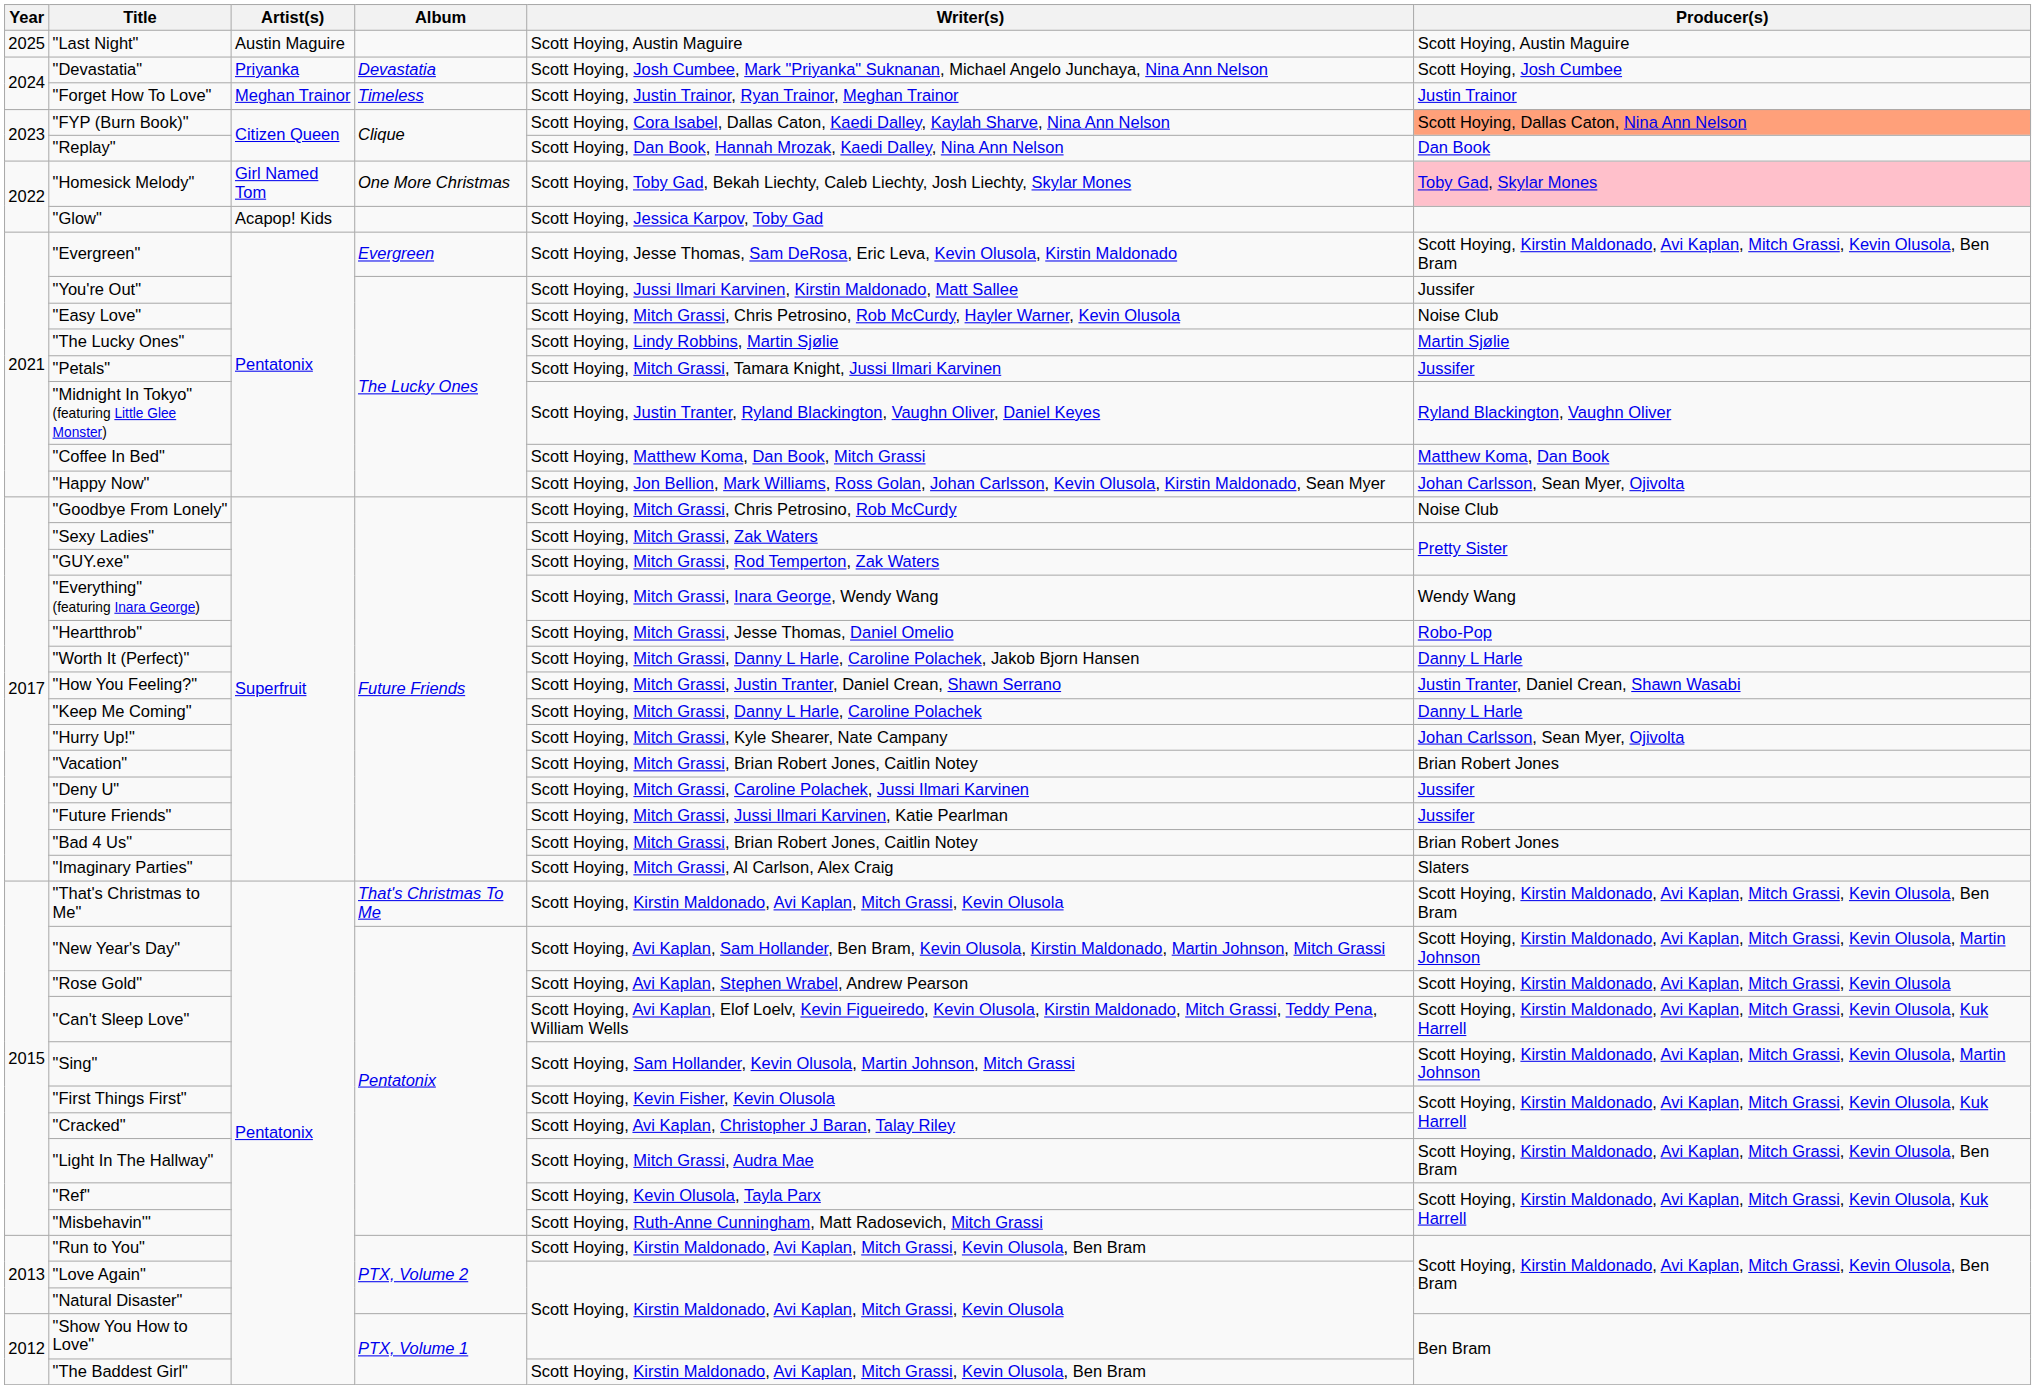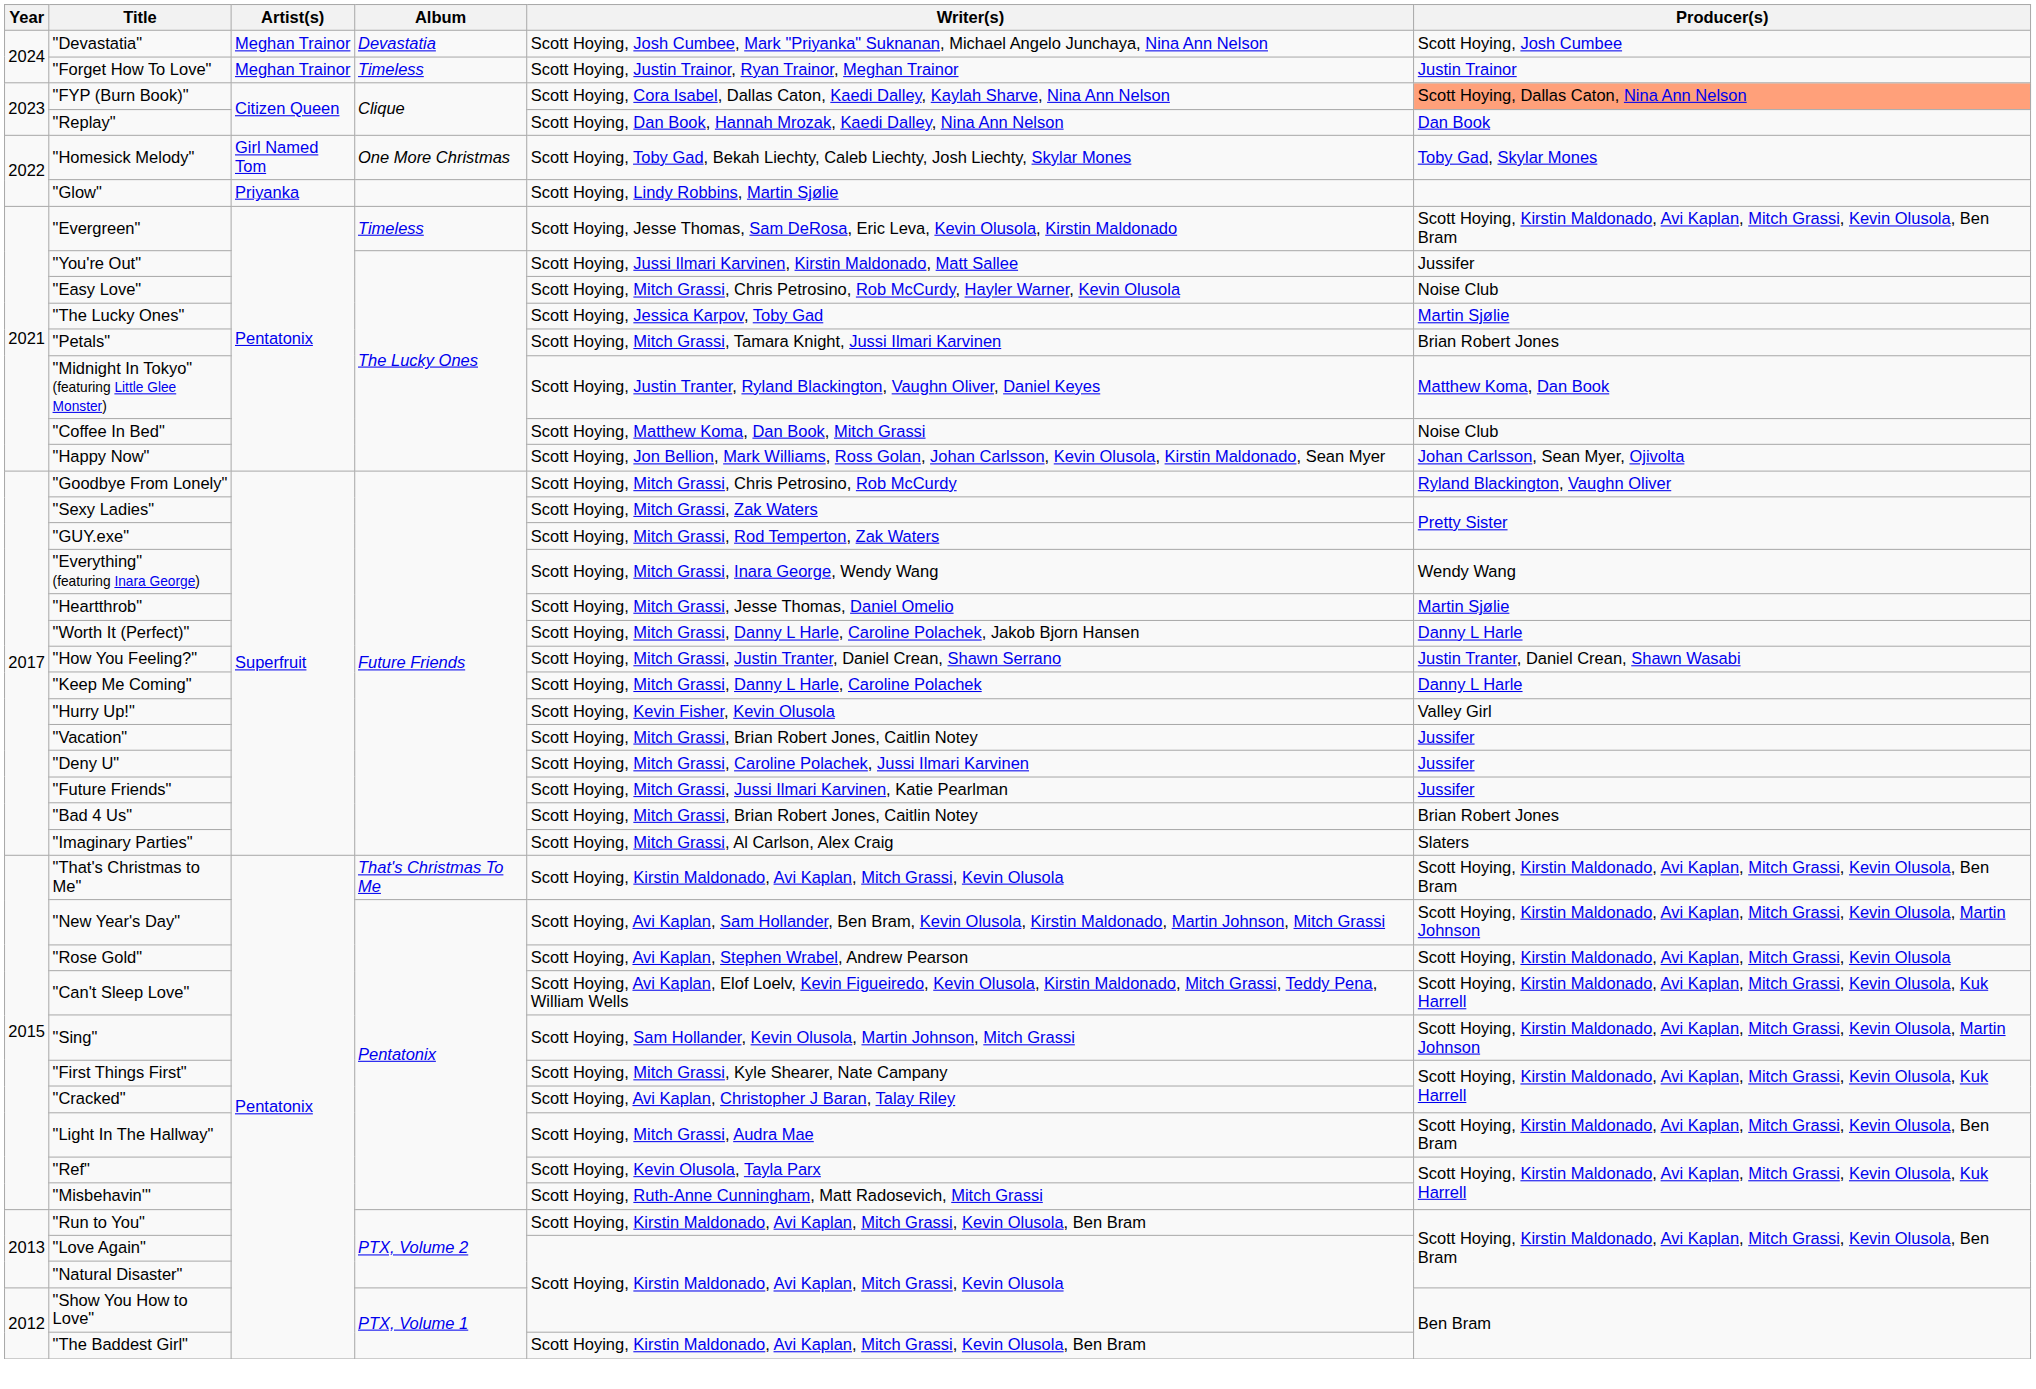- row: (96, 43)
(267, 69) Priyanka -> (293, 43) Meghan Trainor
(1508, 183) pink background -> (1508, 157) no background
(284, 219) Acapop! Kids -> (267, 192) Priyanka
(677, 219) Scott Hoying, Jessica Karpov, Toby Gad -> (685, 192) Scott Hoying, Lindy Robbins, Martin Sjølie
(396, 254) Evergreen -> (391, 228) Timeless
(685, 342) Scott Hoying, Lindy Robbins, Martin Sjølie -> (677, 316) Scott Hoying, Jessica Karpov, Toby Gad
(1446, 368) Jussifer -> (1488, 342) Brian Robert Jones
(1545, 412) Ryland Blackington, Vaughn Oliver -> (1514, 386) Matthew Koma, Dan Book
(1514, 457) Matthew Koma, Dan Book -> (1458, 431) Noise Club
(1458, 509) Noise Club -> (1545, 483) Ryland Blackington, Vaughn Oliver
(1455, 632) Robo-Pop -> (1464, 606) Martin Sjølie
(739, 737) Scott Hoying, Mitch Grassi, Kyle Shearer, Nate Campany -> (683, 711) Scott Hoying, Kevin Fisher, Kevin Olusola
(1551, 737) Johan Carlsson, Sean Myer, Ojivolta -> (1455, 711) Valley Girl
(1488, 763) Brian Robert Jones -> (1446, 737) Jussifer
(683, 1099) Scott Hoying, Kevin Fisher, Kevin Olusola -> (739, 1073) Scott Hoying, Mitch Grassi, Kyle Shearer, Nate Campany
